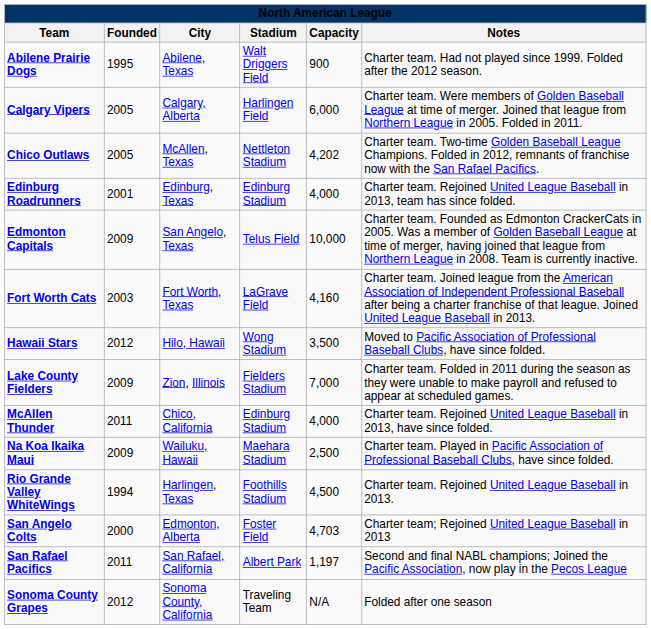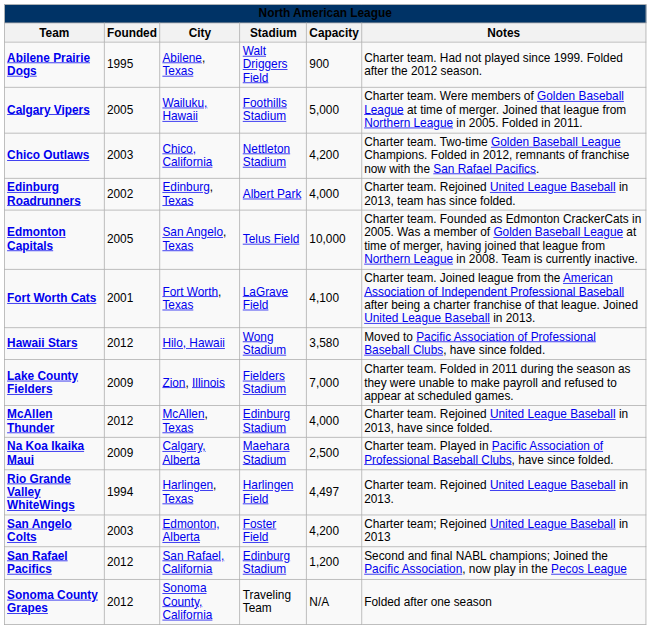(184, 110) Calgary, Alberta -> (185, 110) Wailuku, Hawaii
(268, 110) Harlingen Field -> (265, 110) Foothills Stadium
(324, 110) 6,000 -> (324, 110) 5,000
(120, 155) 2005 -> (120, 155) 2003
(185, 155) McAllen, Texas -> (187, 155) Chico, California
(324, 155) 4,202 -> (324, 155) 4,200
(120, 194) 2001 -> (120, 194) 2002
(266, 194) Edinburg Stadium -> (272, 194) Albert Park
(120, 239) 2009 -> (120, 239) 2005
(120, 298) 2003 -> (120, 298) 2001
(324, 298) 4,160 -> (324, 298) 4,100
(324, 343) 3,500 -> (324, 343) 3,580
(120, 421) 2011 -> (120, 421) 2012
(187, 421) Chico, California -> (185, 421) McAllen, Texas
(185, 453) Wailuku, Hawaii -> (184, 453) Calgary, Alberta
(265, 492) Foothills Stadium -> (268, 492) Harlingen Field
(324, 492) 4,500 -> (324, 492) 4,497
(120, 531) 2000 -> (120, 531) 2003
(324, 531) 4,703 -> (324, 531) 4,200
(120, 563) 2011 -> (120, 563) 2012
(272, 563) Albert Park -> (266, 563) Edinburg Stadium
(324, 563) 1,197 -> (324, 563) 1,200
